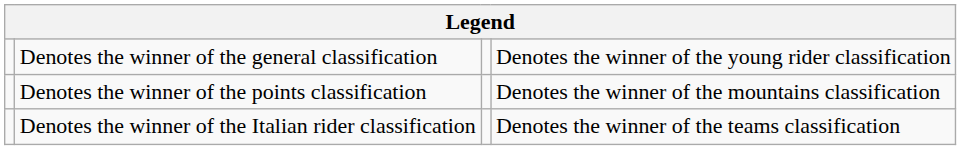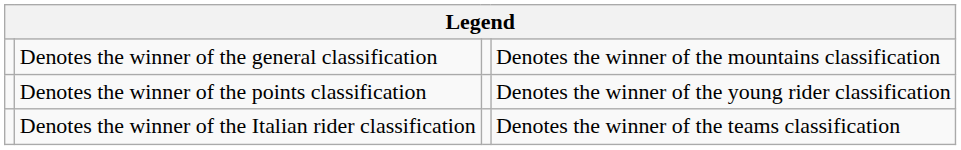(723, 56) Denotes the winner of the young rider classification -> (718, 56) Denotes the winner of the mountains classification
(718, 91) Denotes the winner of the mountains classification -> (723, 91) Denotes the winner of the young rider classification
